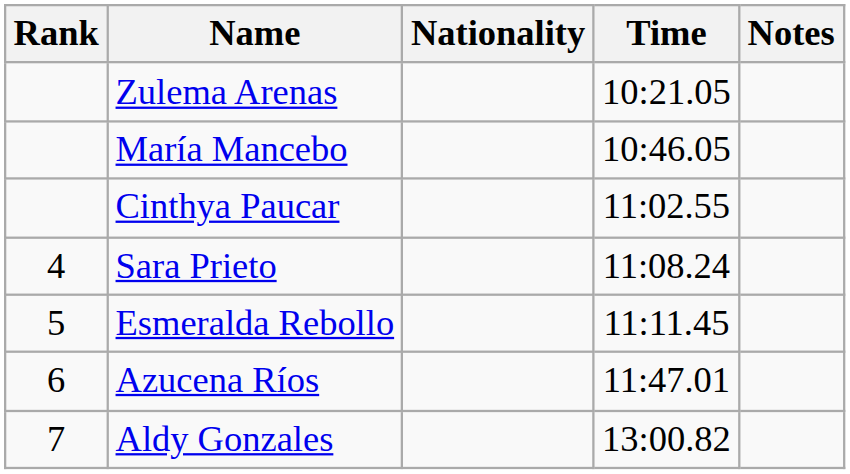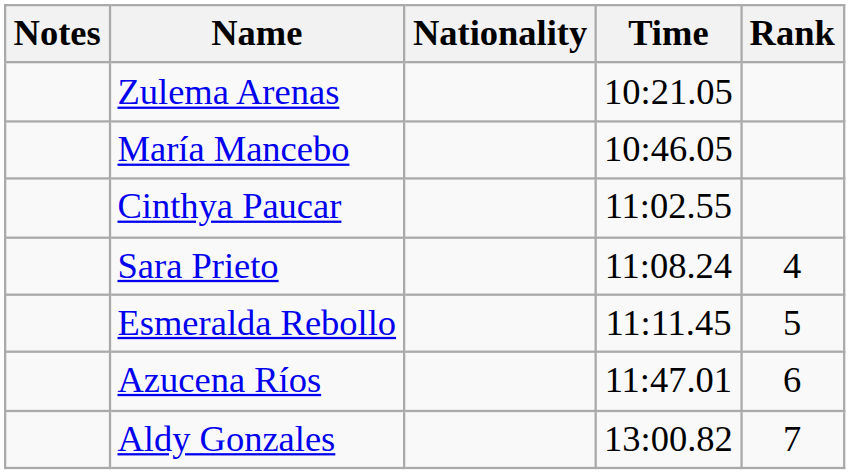columns swapped: (56, 33) <-> (791, 33)
